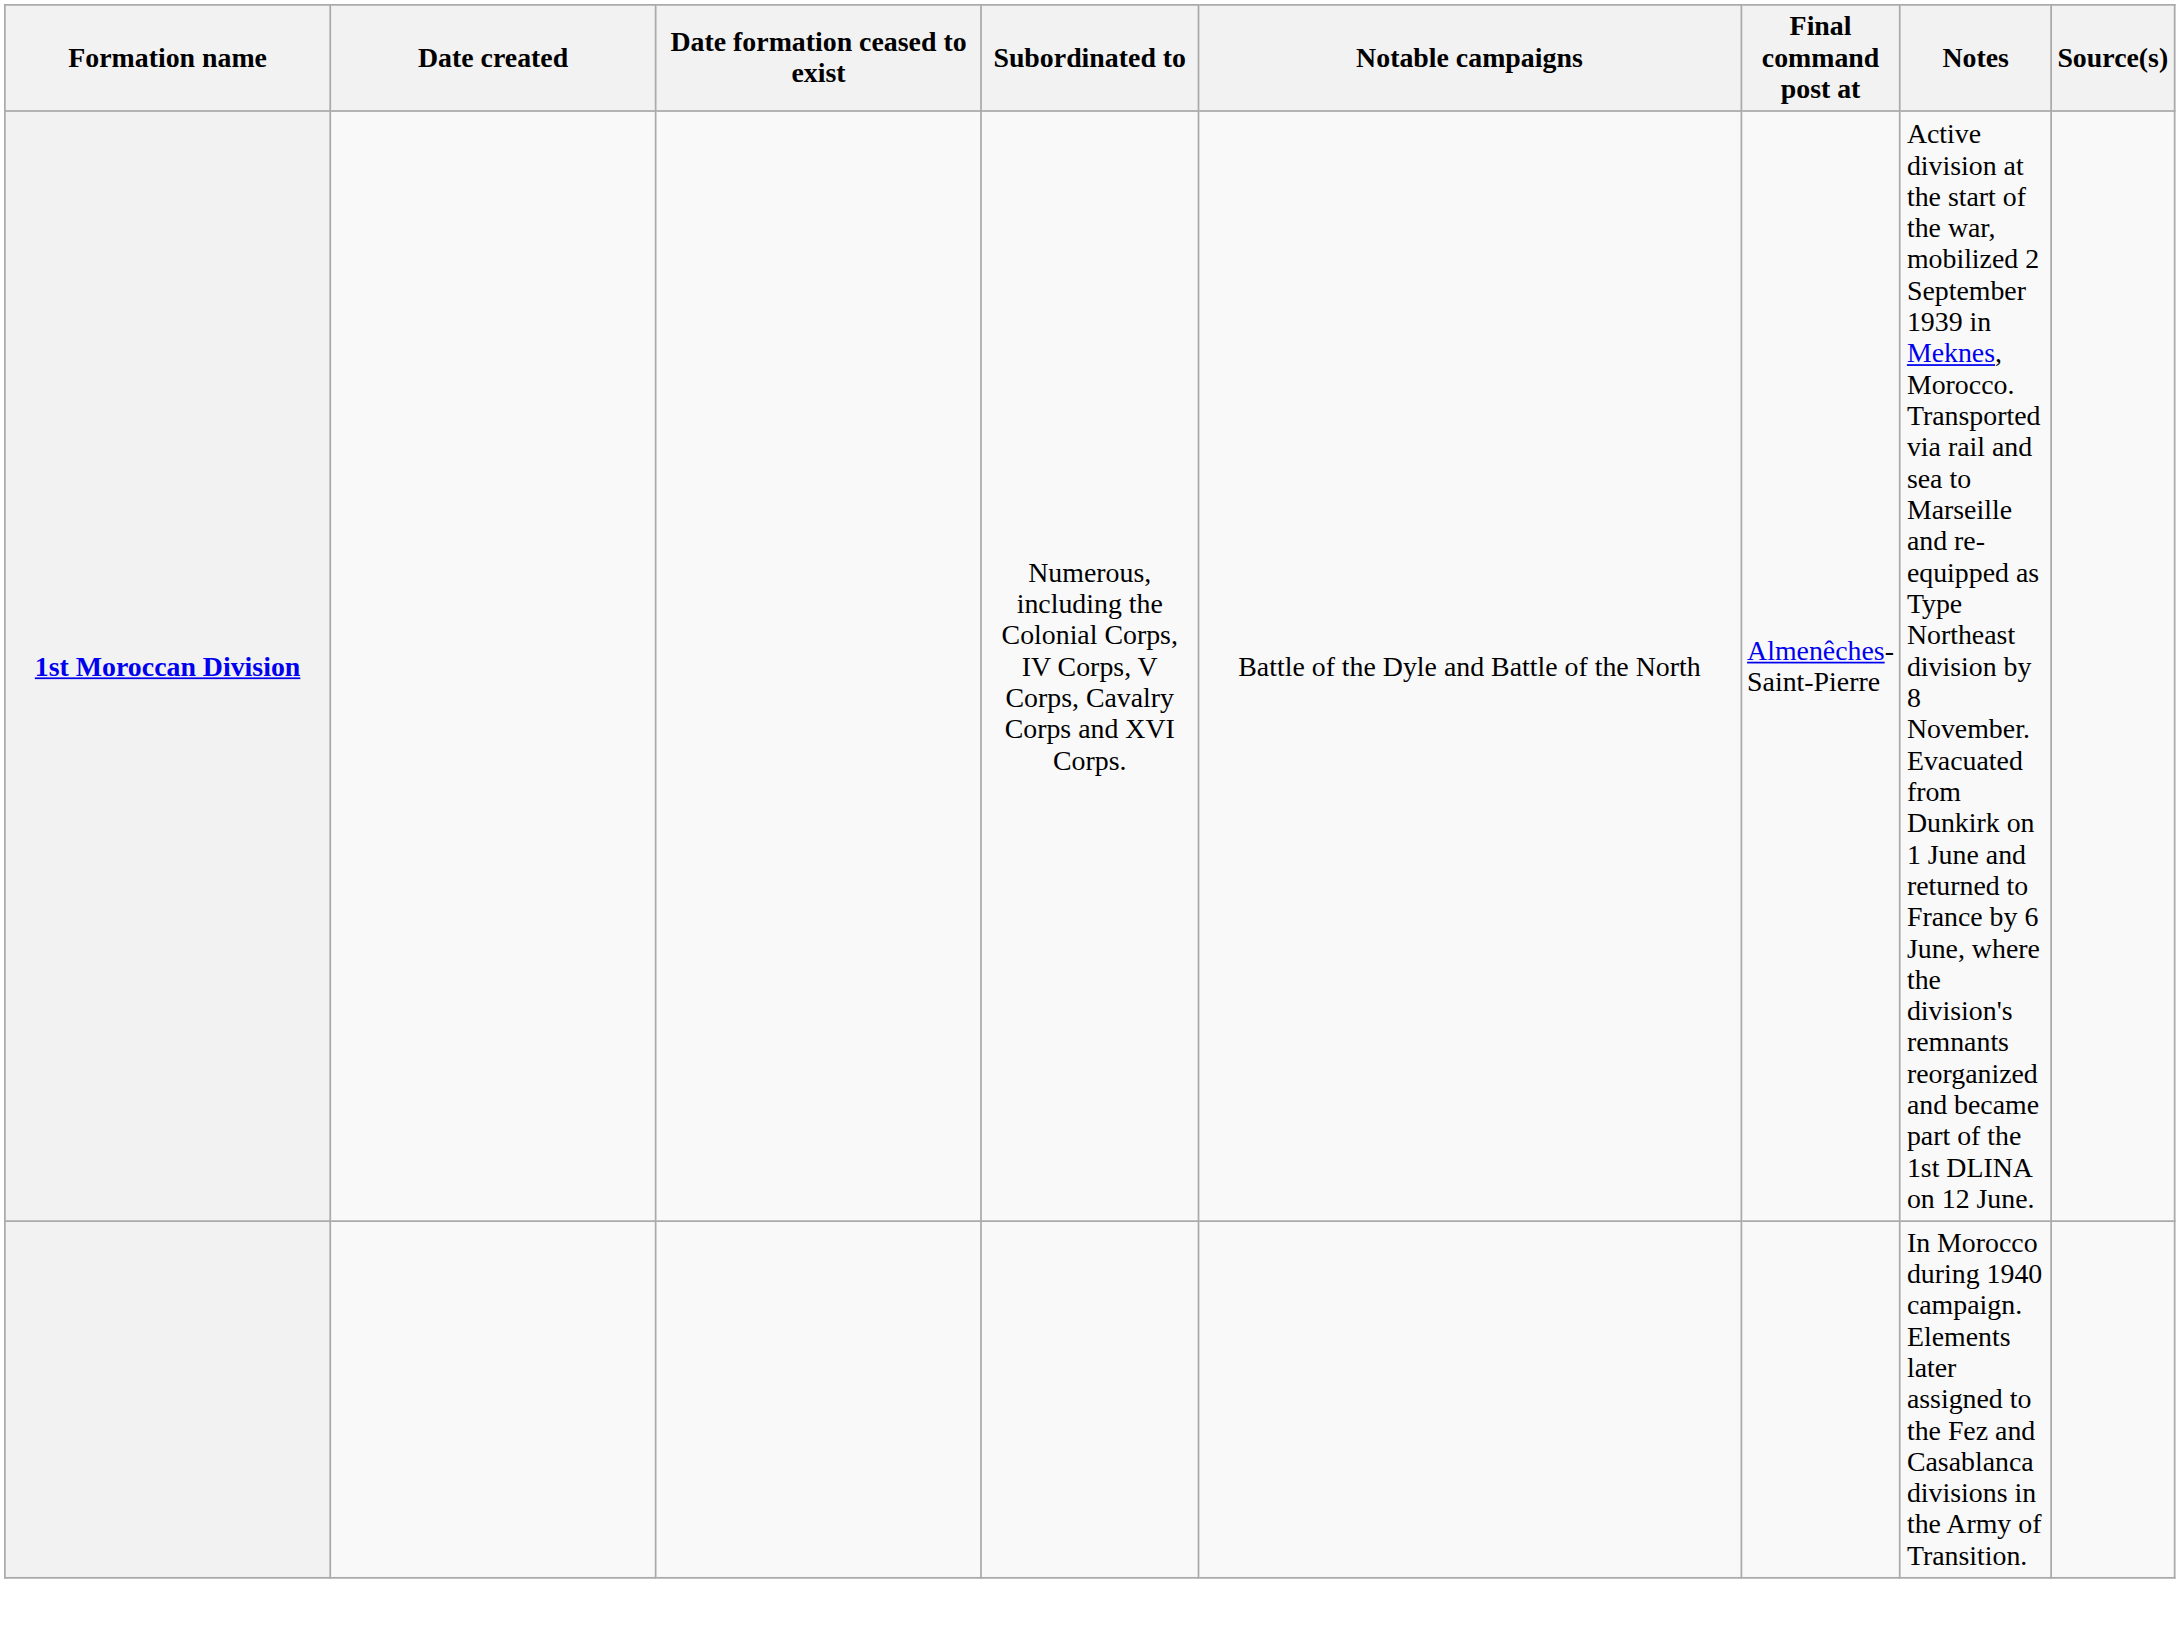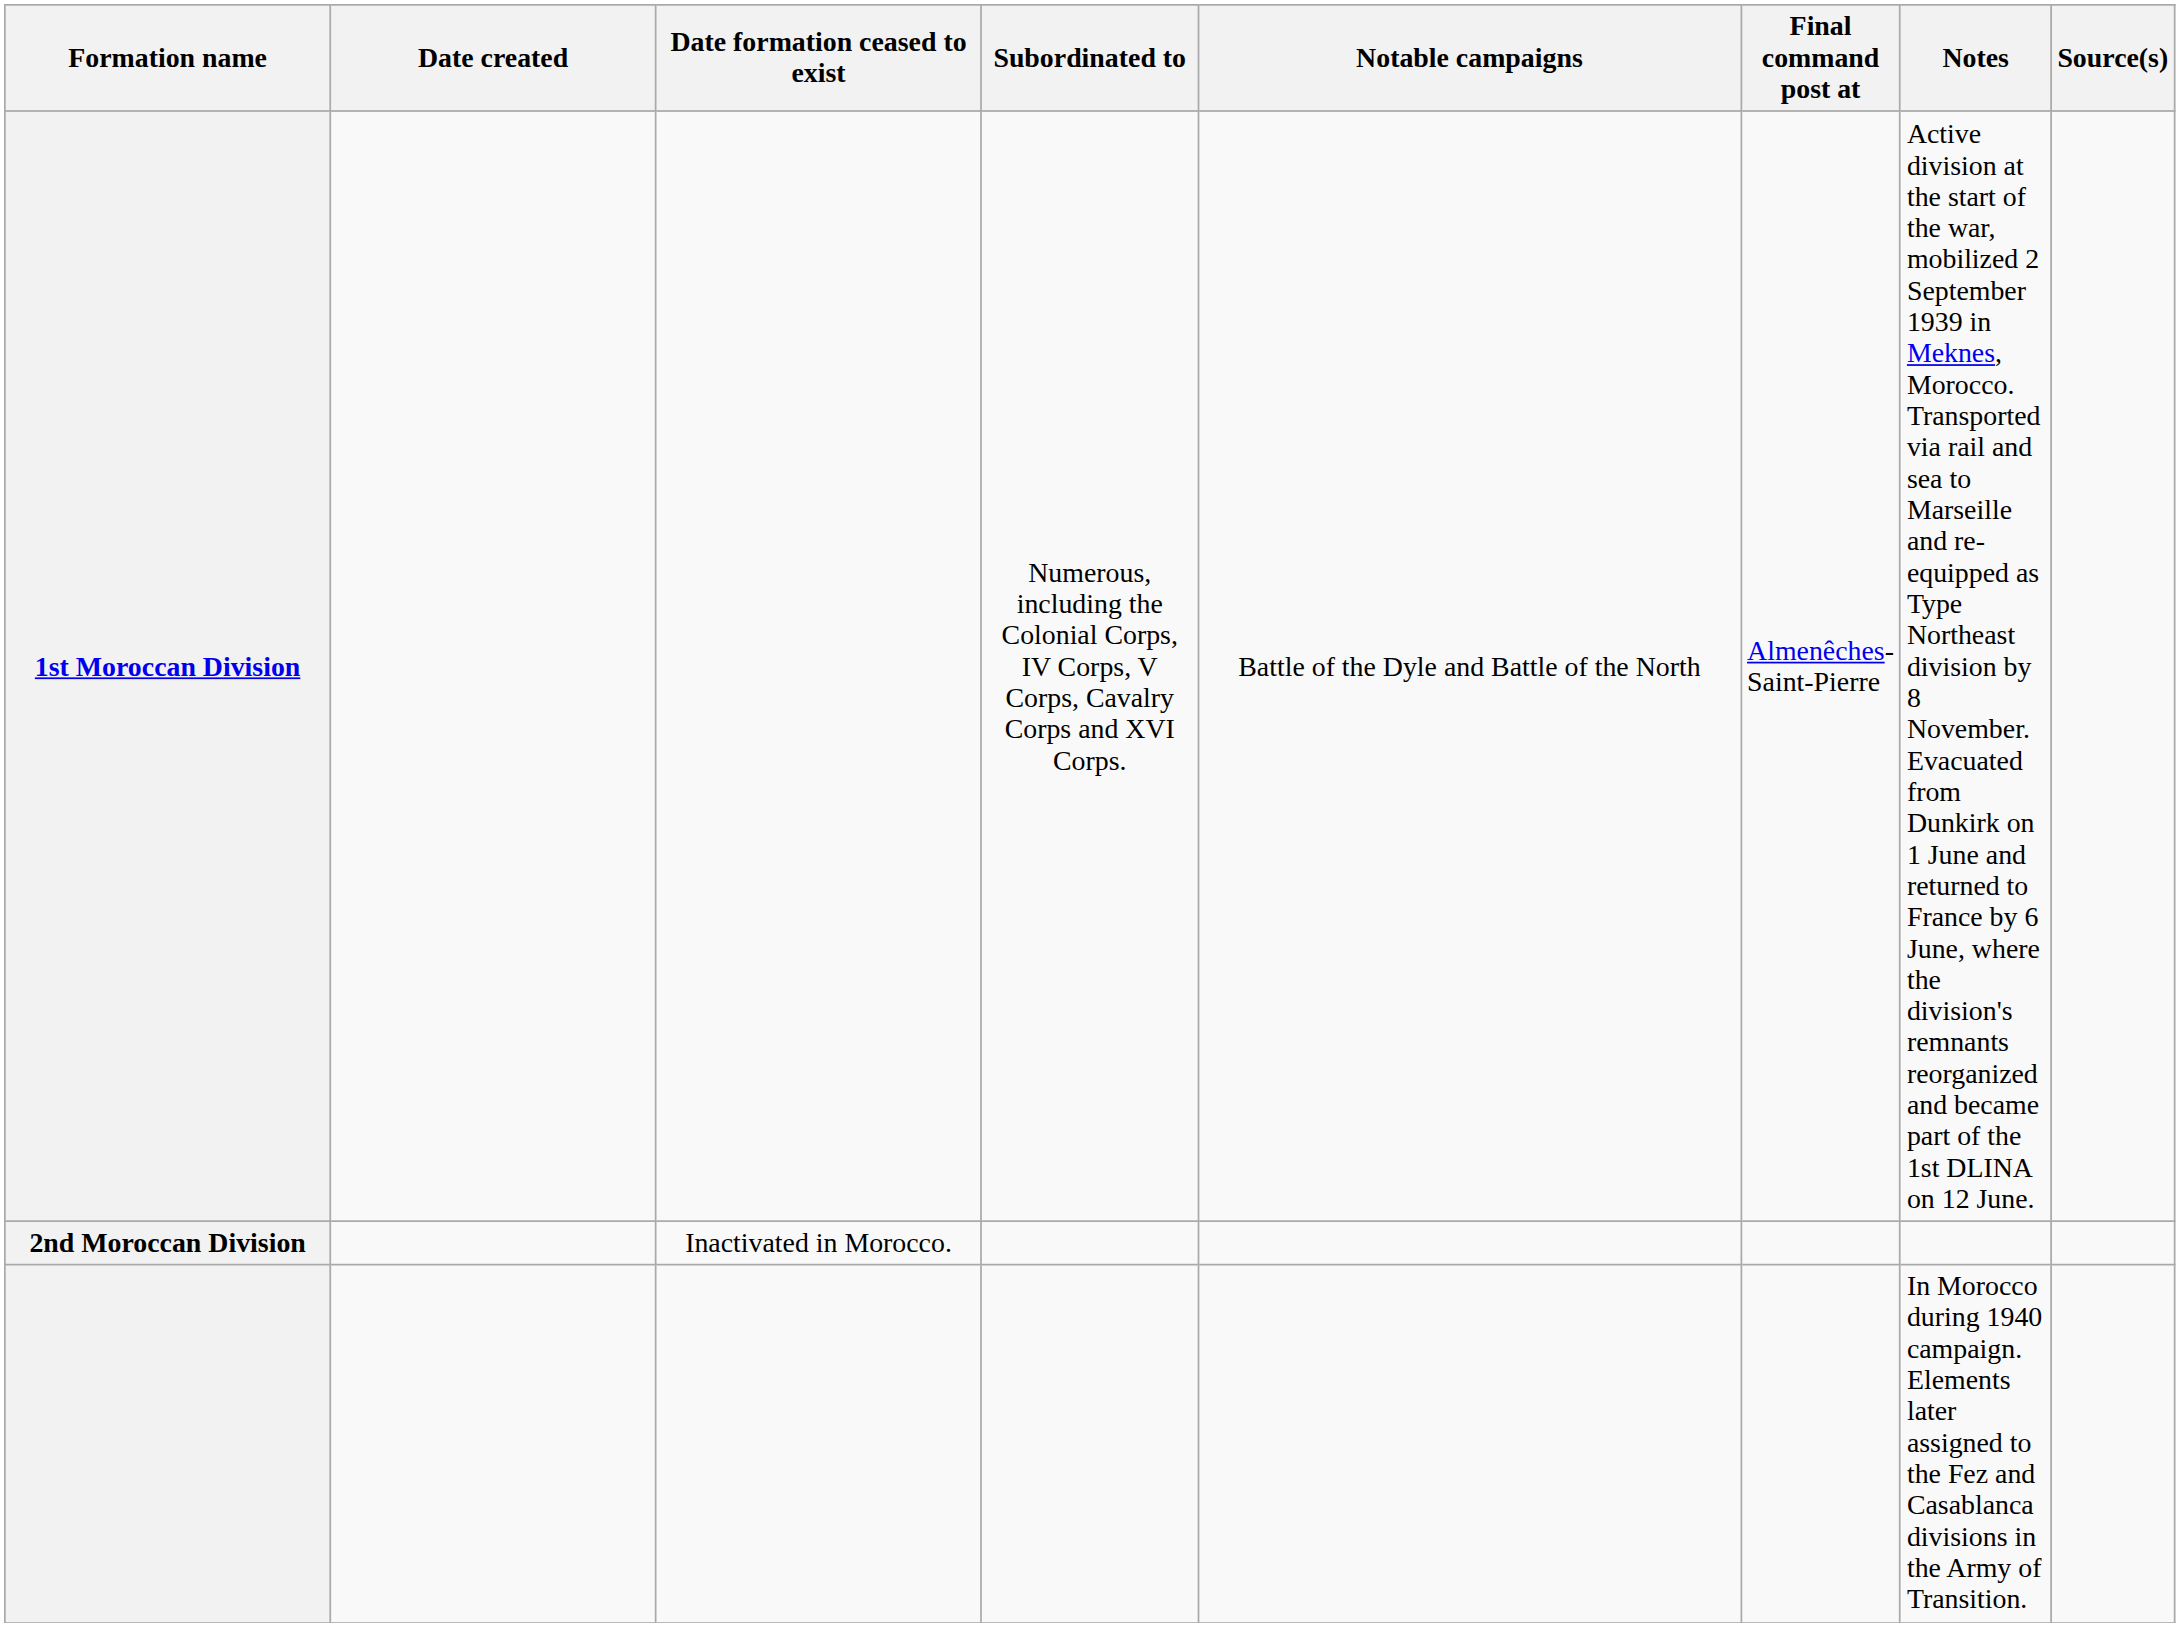+ row: (168, 1242)
